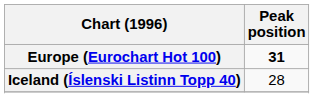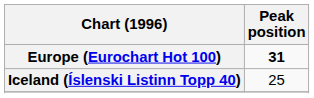(277, 80) 28 -> (277, 80) 25
